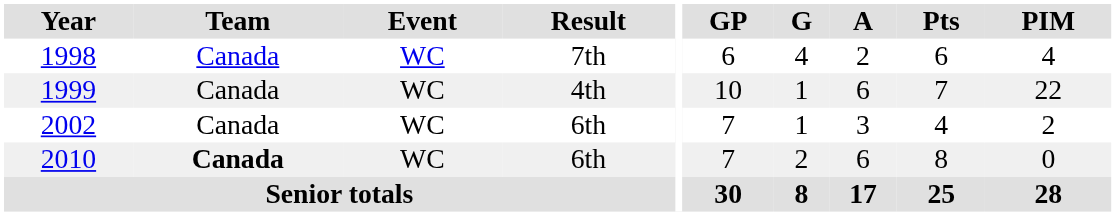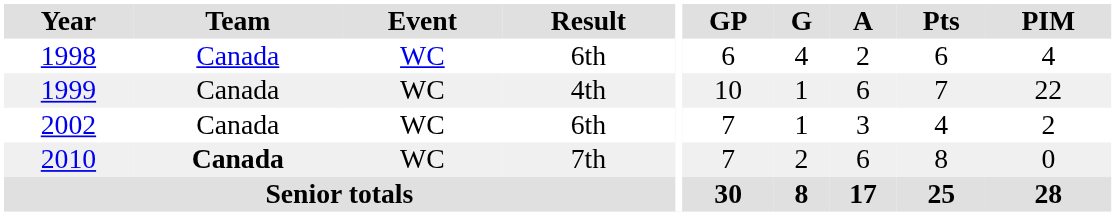(588, 55) 7th -> (588, 55) 6th
(588, 159) 6th -> (588, 159) 7th
